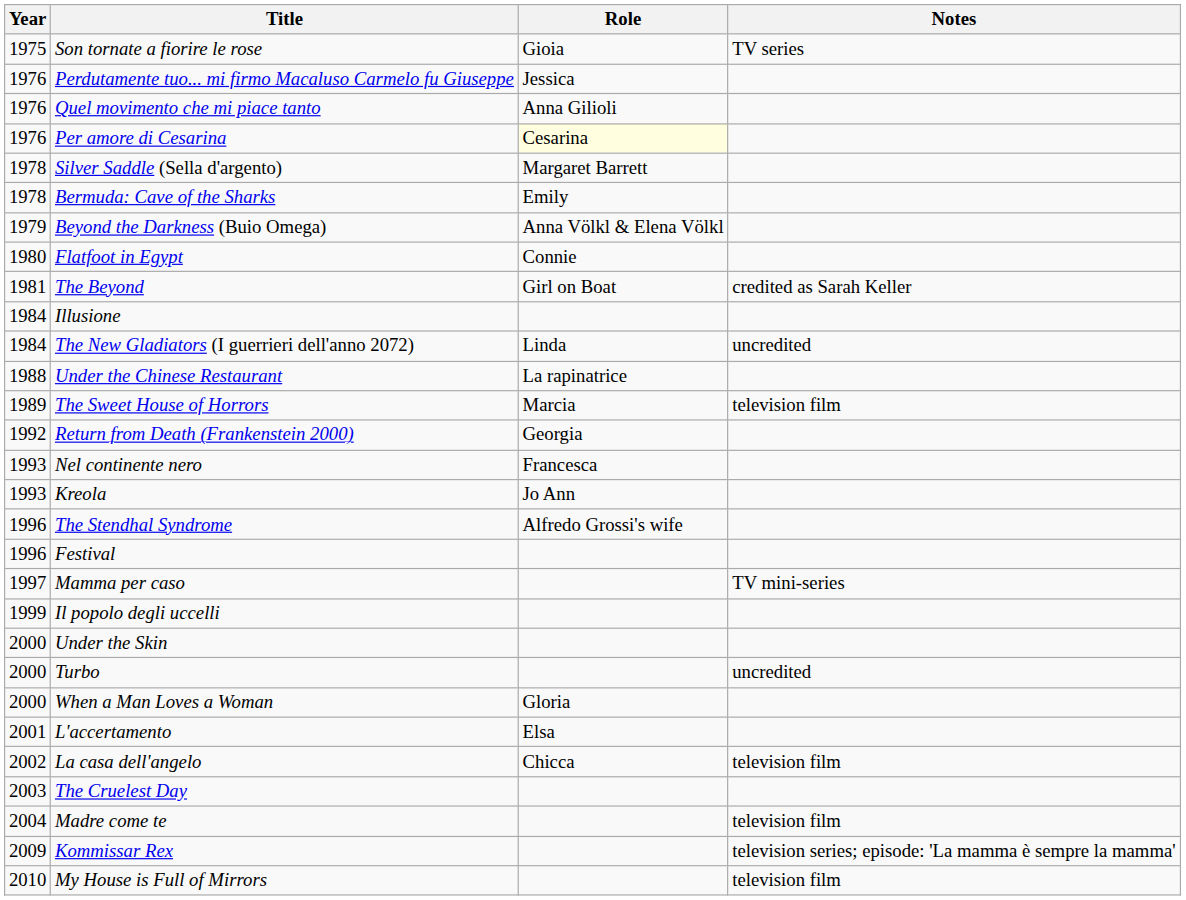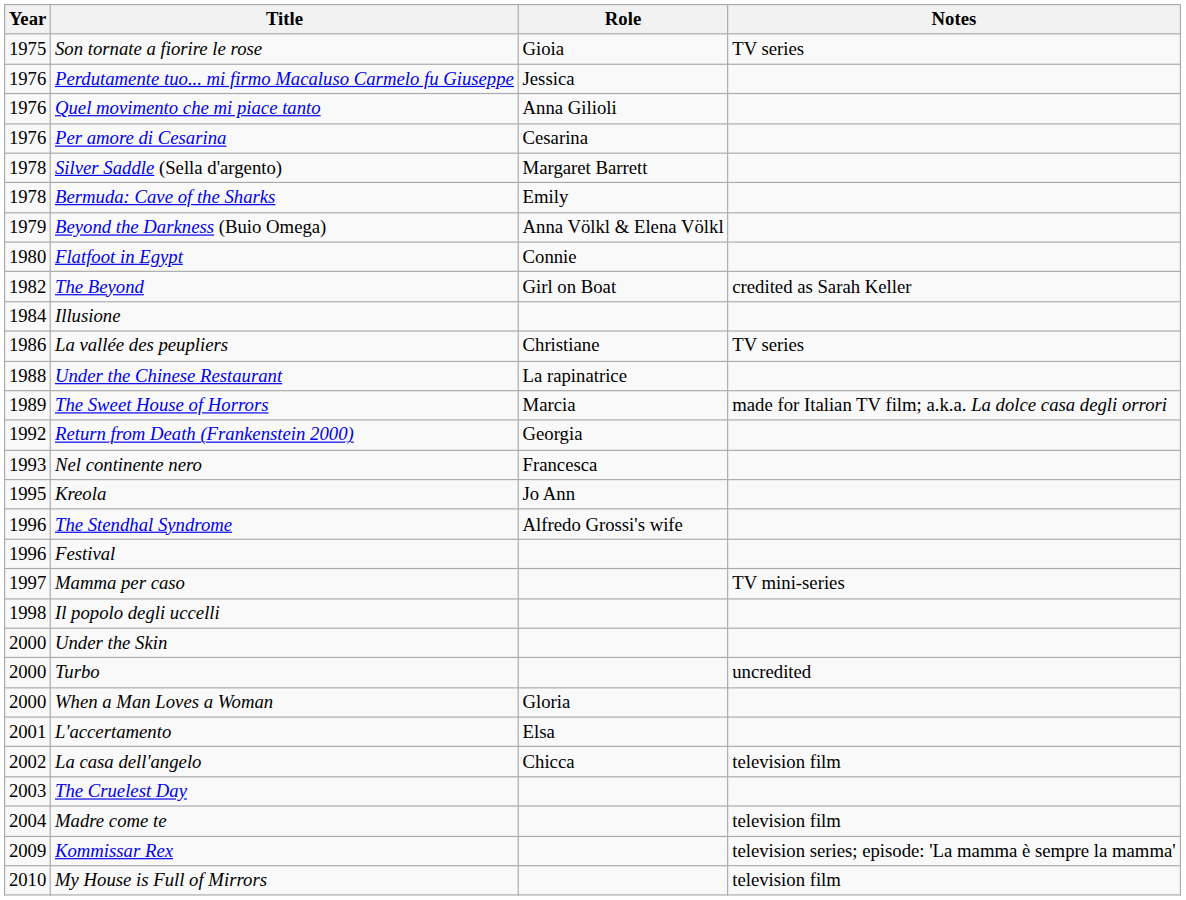(555, 138) lightyellow background -> (555, 138) no background
(28, 286) 1981 -> (28, 286) 1982
- row: (234, 345)
+ row: (142, 345)
(787, 405) television film -> (950, 405) made for Italian TV film; a.k.a. La dolce casa degli orrori
(28, 494) 1993 -> (28, 494) 1995
(28, 613) 1999 -> (28, 613) 1998
